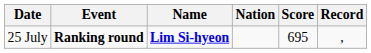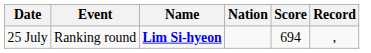(99, 37) bold -> (95, 37) normal
(298, 37) 695 -> (290, 37) 694
